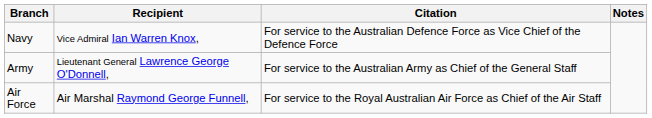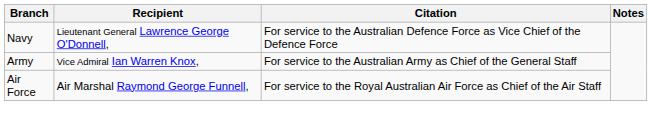(128, 38) Vice Admiral Ian Warren Knox, -> (143, 38) Lieutenant General Lawrence George O'Donnell,
(143, 68) Lieutenant General Lawrence George O'Donnell, -> (128, 62) Vice Admiral Ian Warren Knox,
